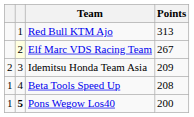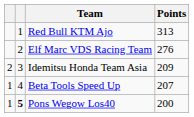(20, 49) lightyellow background -> (20, 49) no background
(165, 49) 267 -> (165, 49) 276
(165, 85) 208 -> (165, 85) 207
